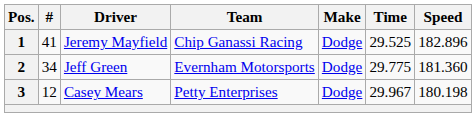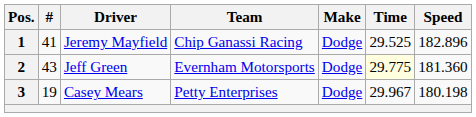(49, 67) 34 -> (49, 67) 43
(390, 67) no background -> (390, 67) lightyellow background
(49, 92) 12 -> (49, 92) 19
